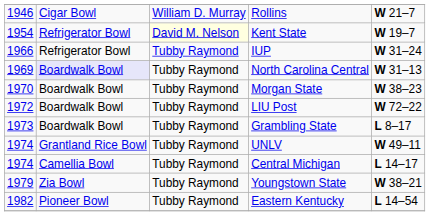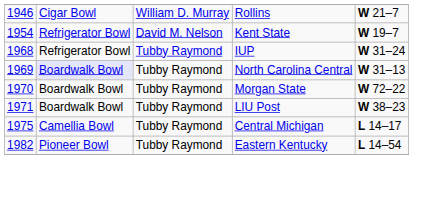(196, 32) lightyellow background -> (179, 32) no background
(20, 51) 1966 -> (20, 51) 1968
(398, 88) W 38–23 -> (382, 88) W 72–22
(20, 107) 1972 -> (20, 107) 1971
(398, 107) W 72–22 -> (382, 107) W 38–23
- row: (294, 126)
- row: (266, 145)
(20, 164) 1974 -> (20, 126) 1975
- row: (299, 182)
